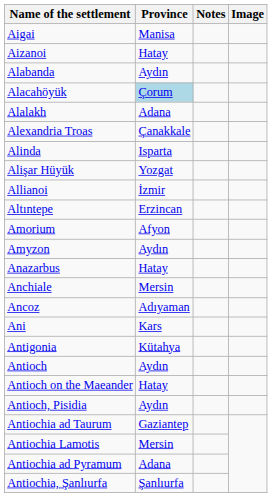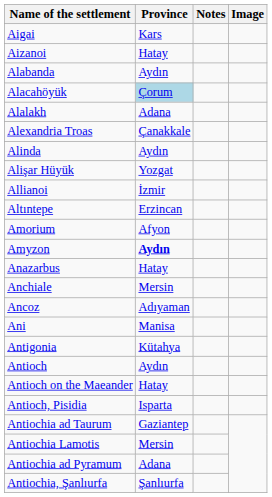(157, 33) Manisa -> (150, 33) Kars
(155, 151) Isparta -> (153, 151) Aydın
(153, 248) normal -> (154, 248) bold
(150, 326) Kars -> (157, 326) Manisa
(153, 405) Aydın -> (155, 405) Isparta
